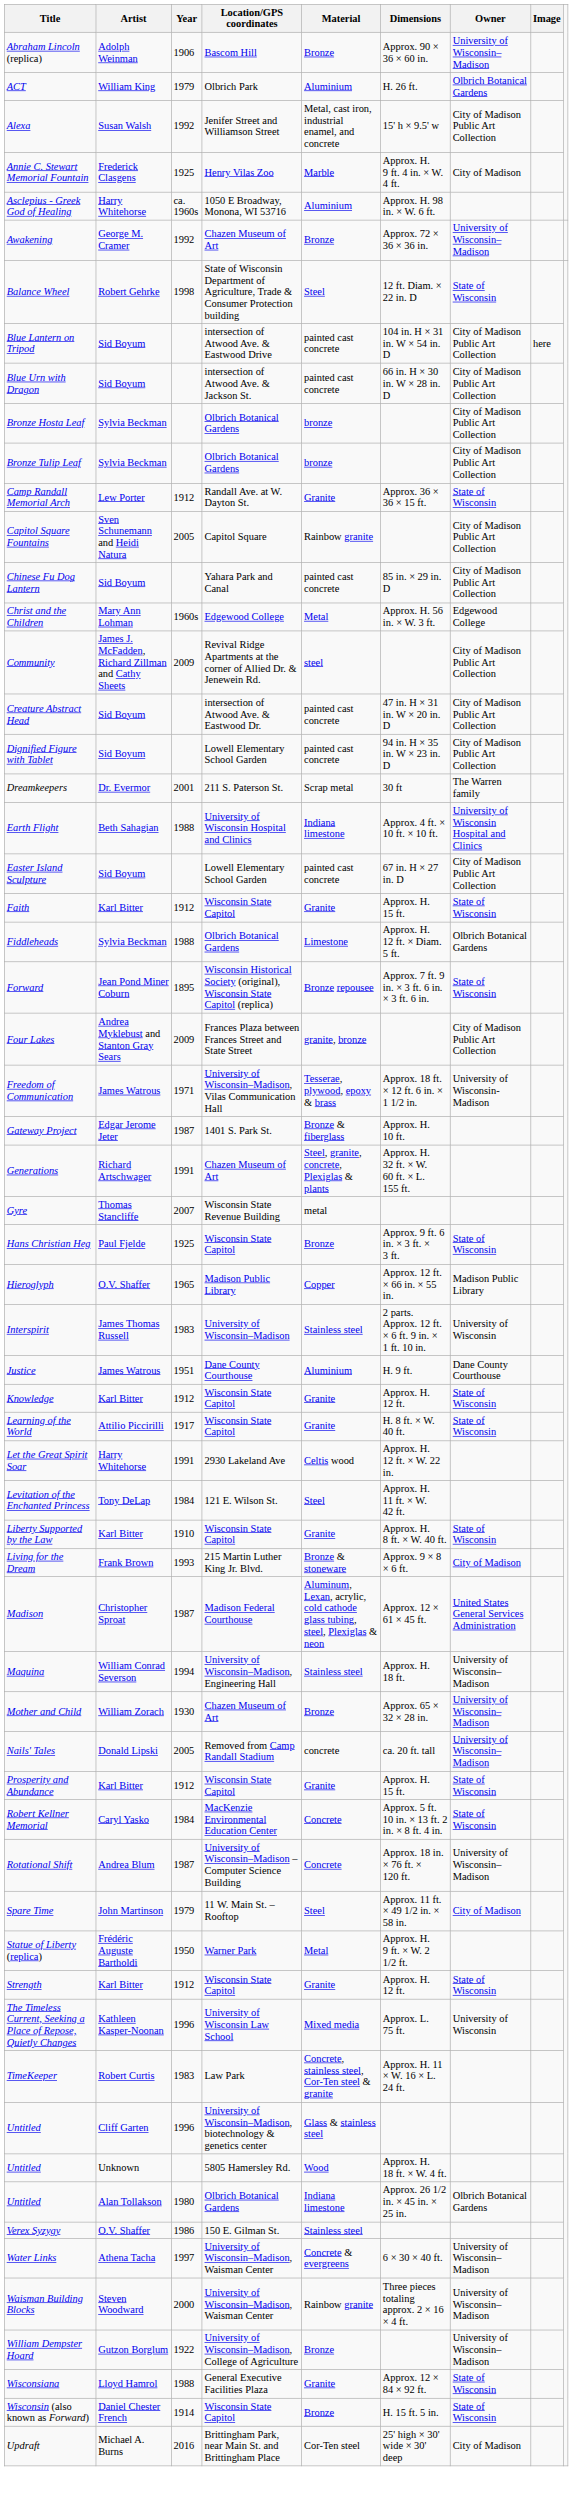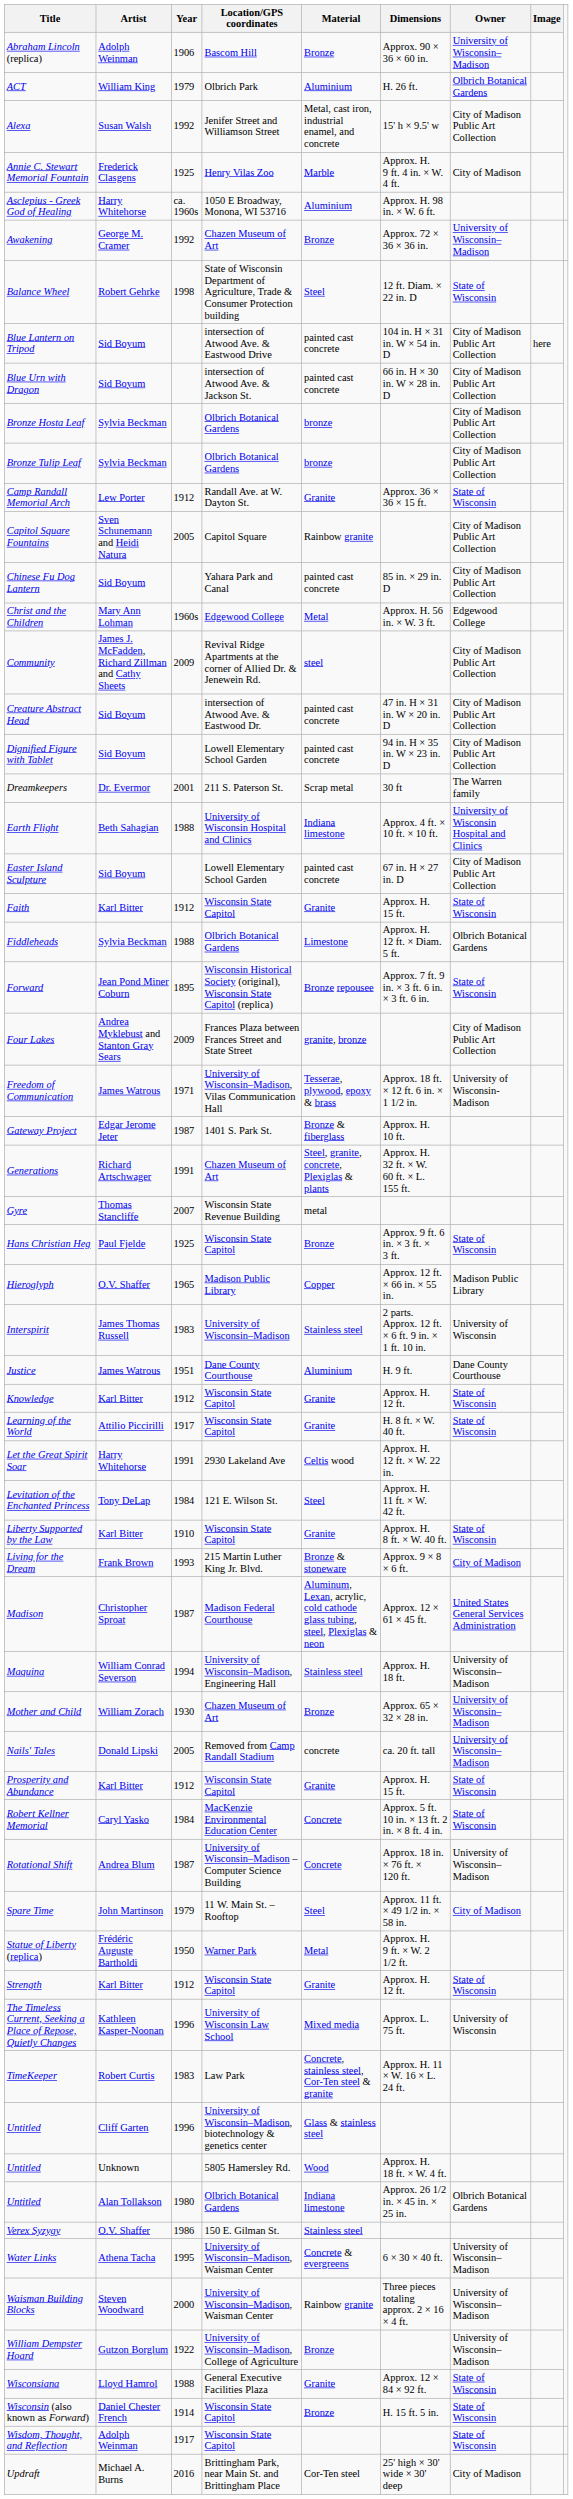(184, 2258) 1997 -> (184, 2258) 1995
+ row: (44, 2440)
